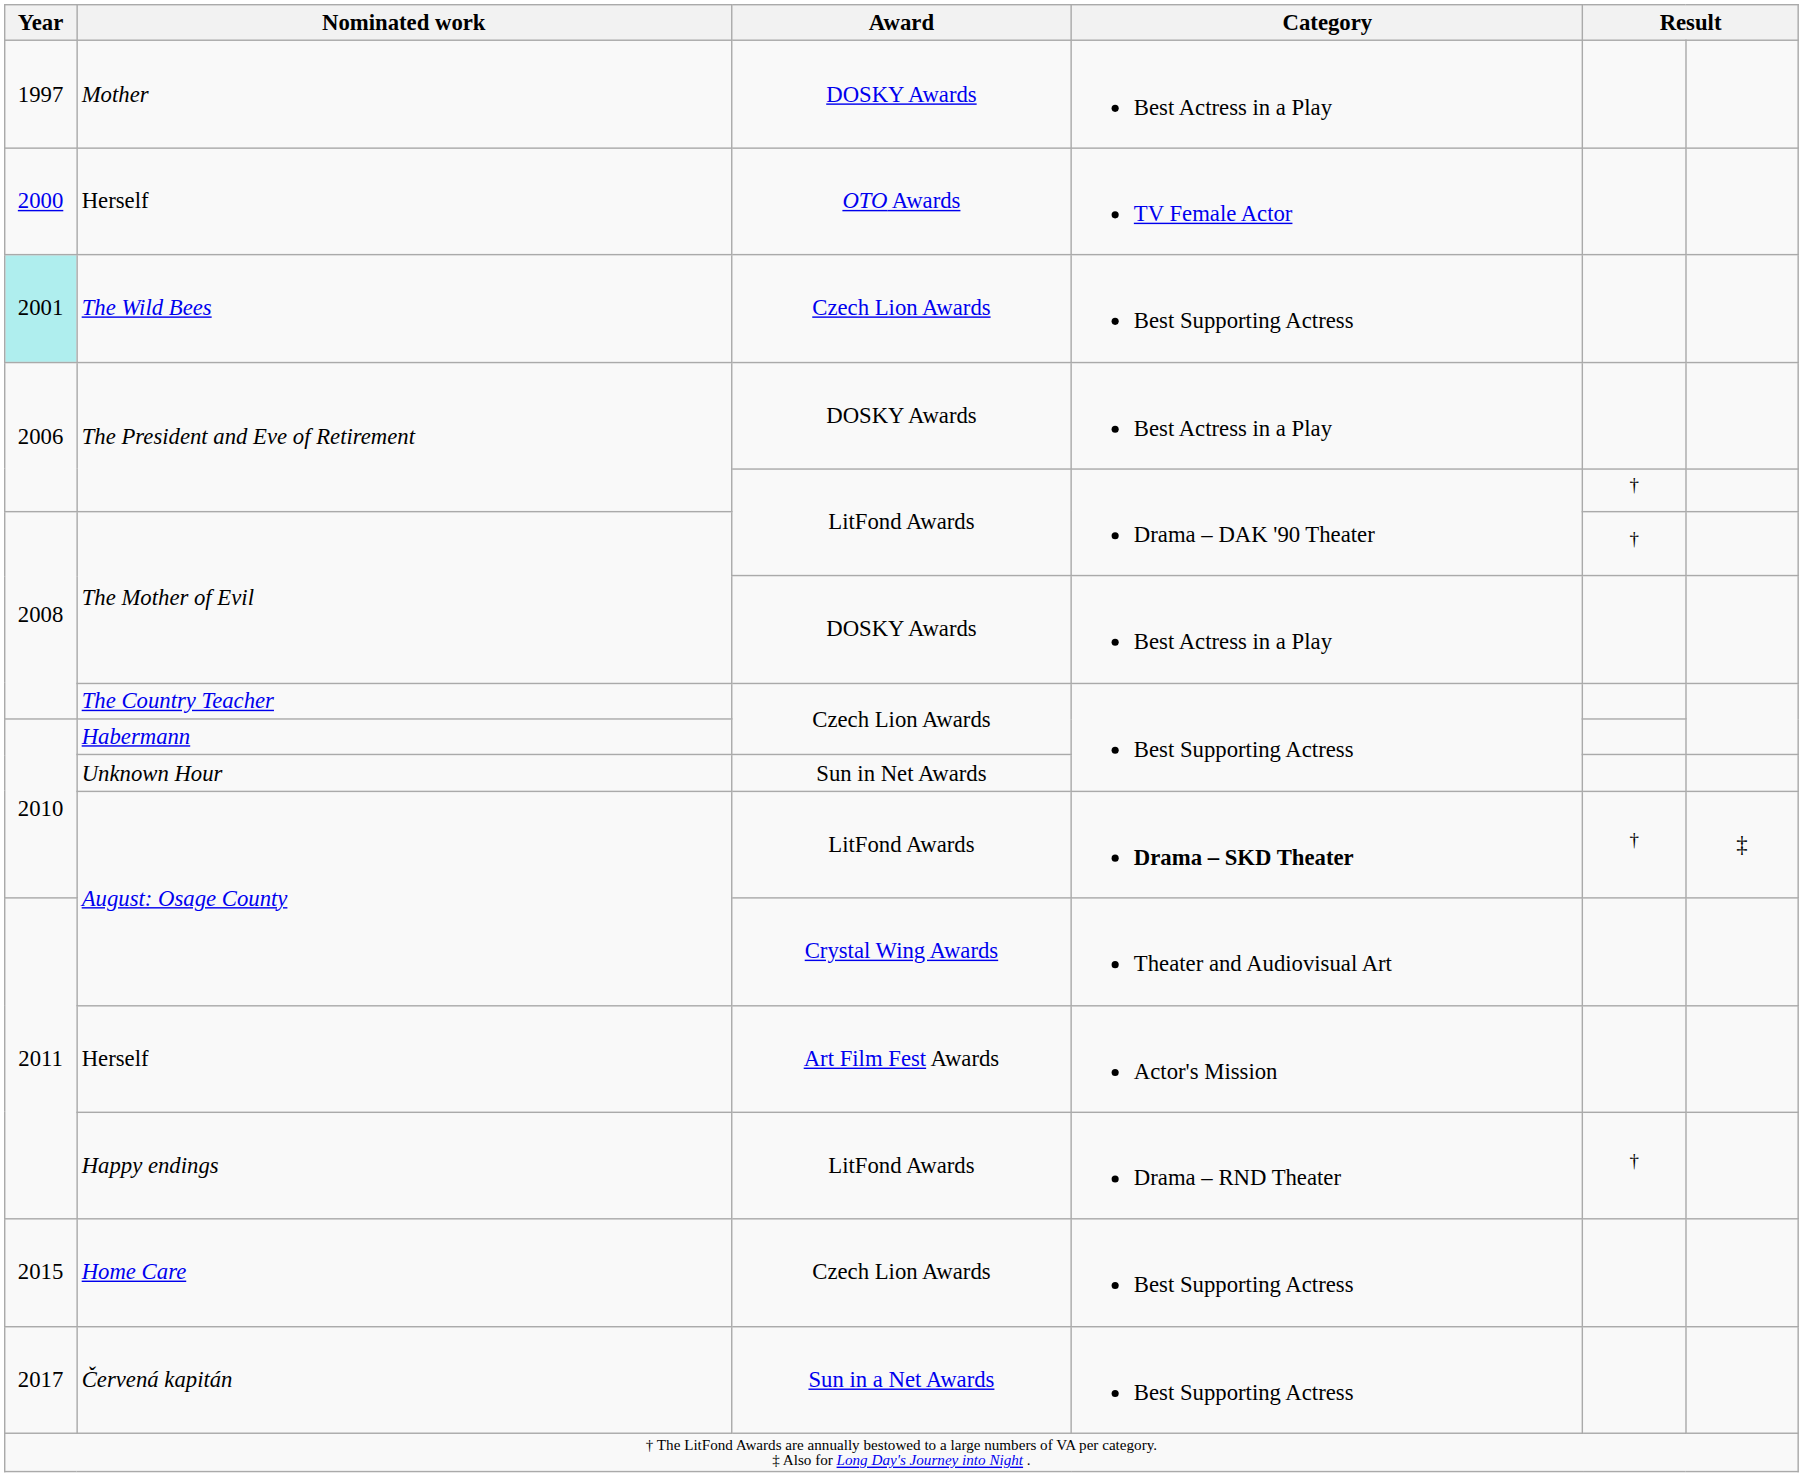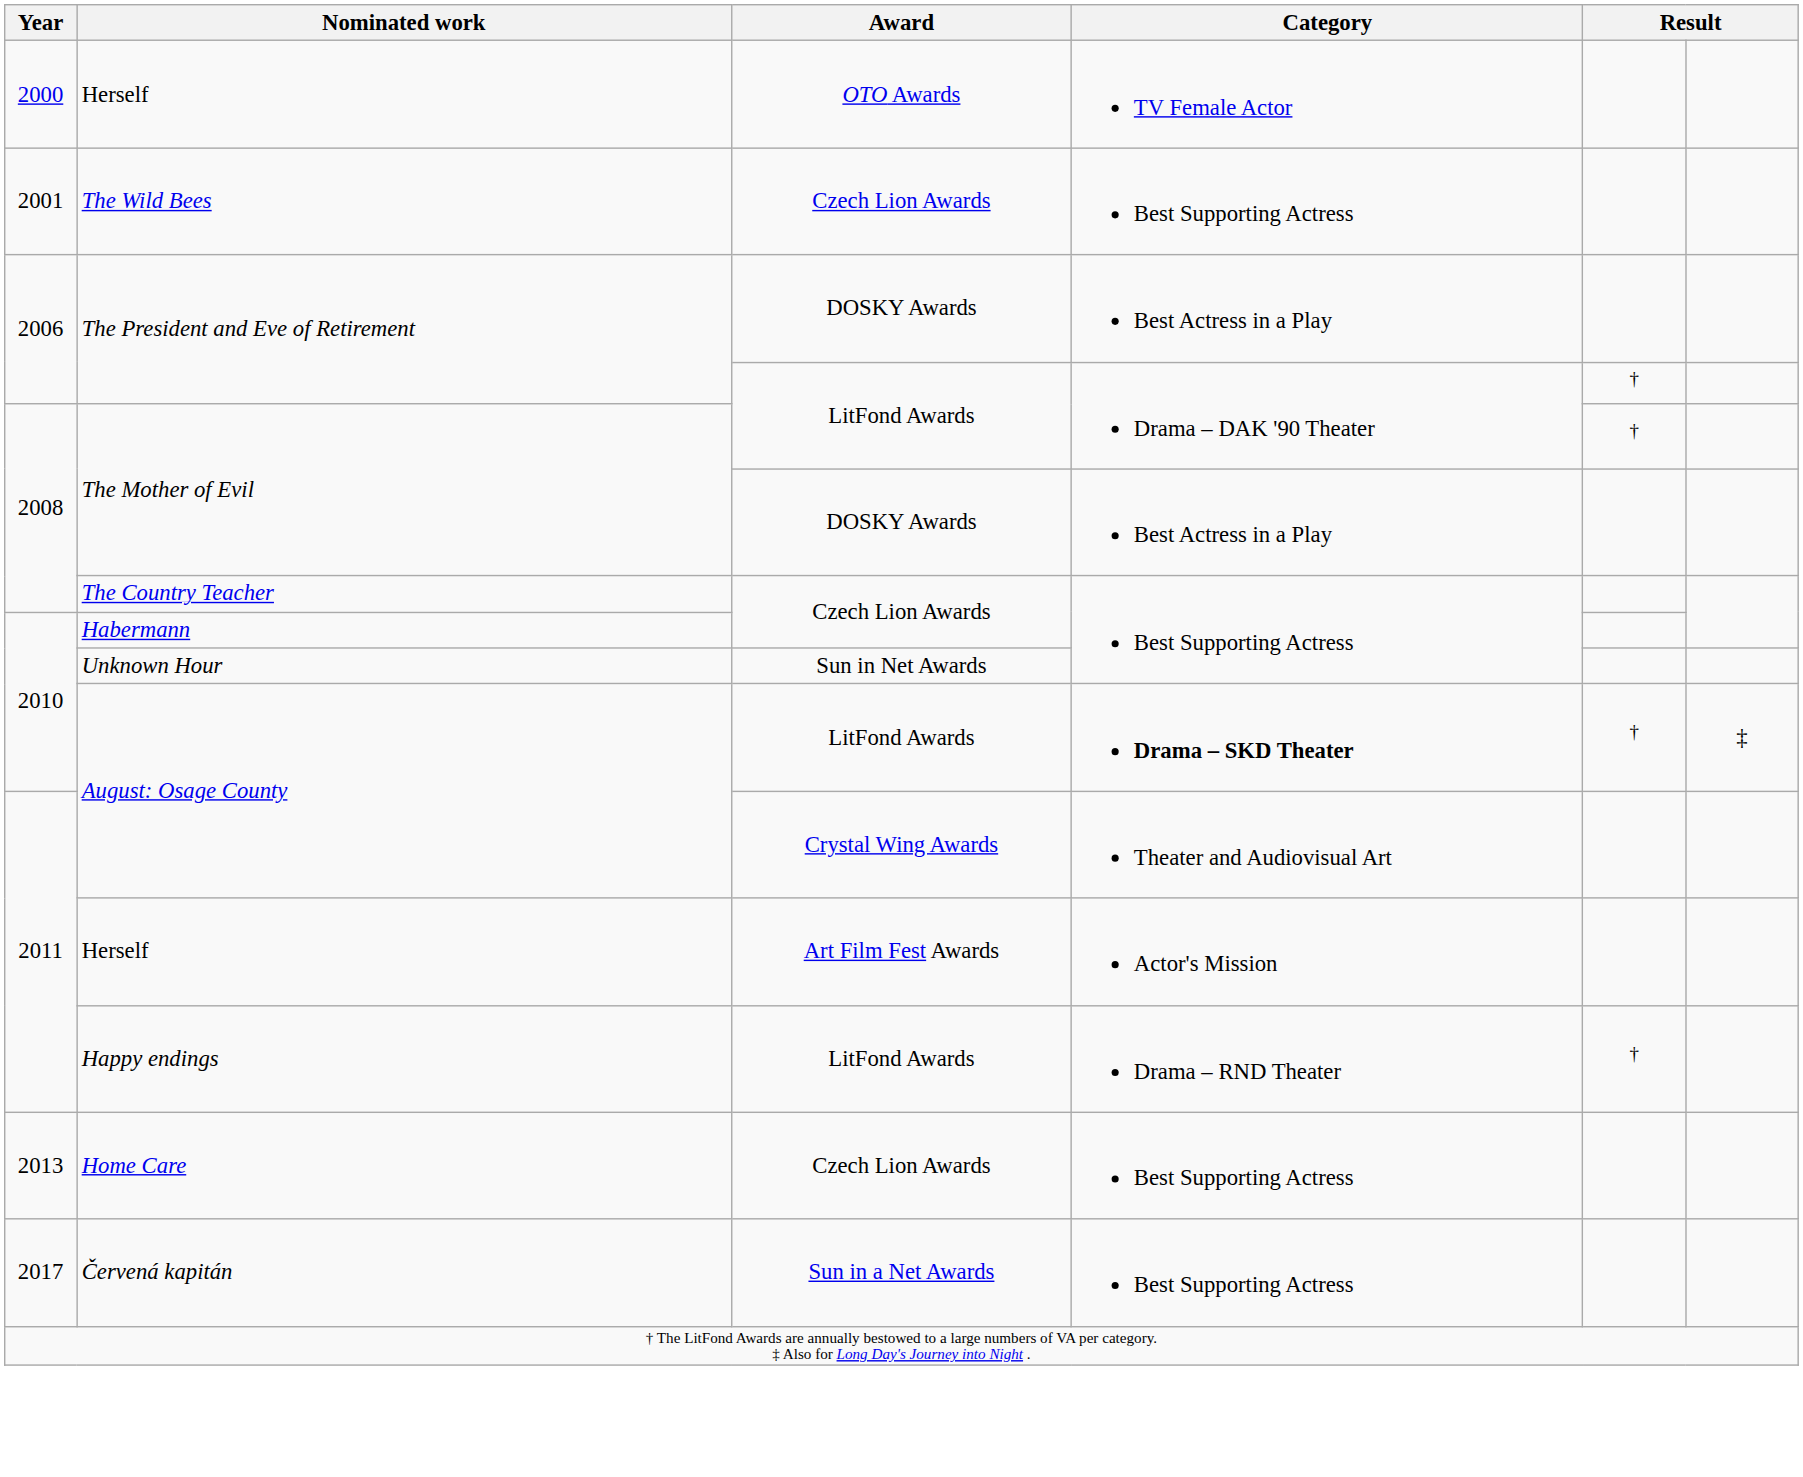- row: (115, 94)
(41, 308) paleturquoise background -> (41, 201) no background
(41, 1272) 2015 -> (41, 1165) 2013
